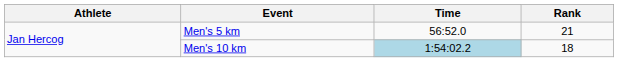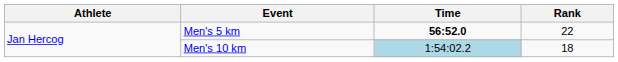(448, 31) normal -> (448, 31) bold
(567, 31) 21 -> (567, 31) 22
